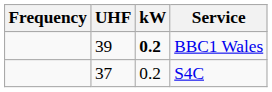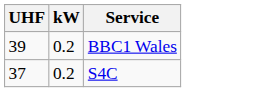- column: (48, 18)
(150, 45) bold -> (64, 45) normal
